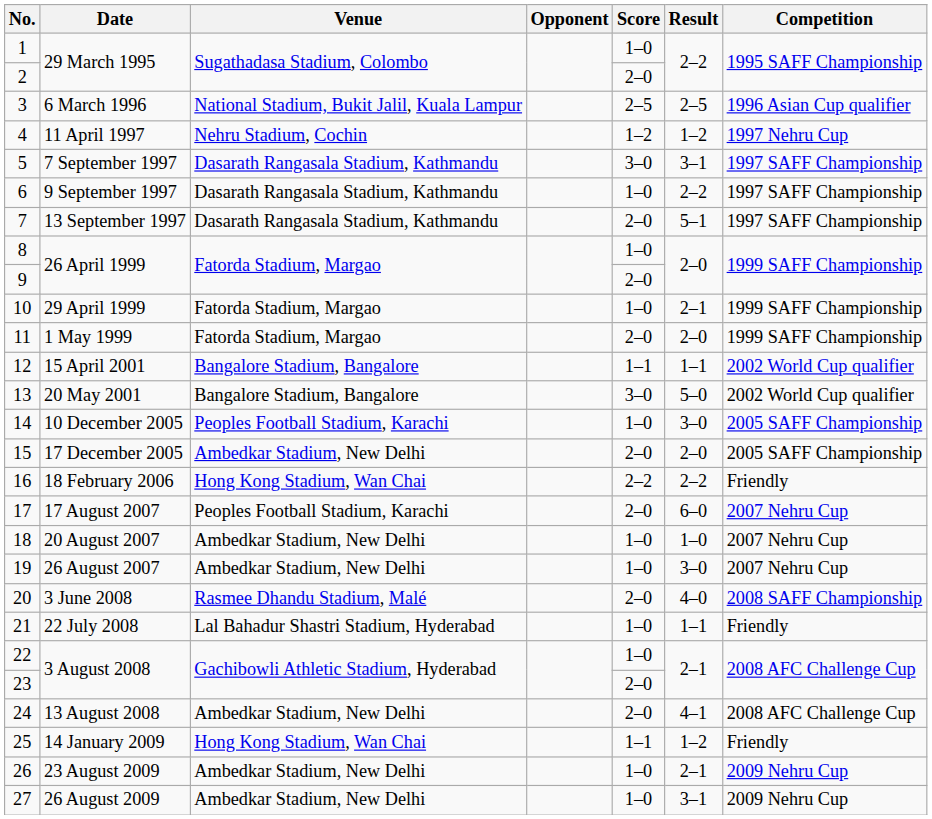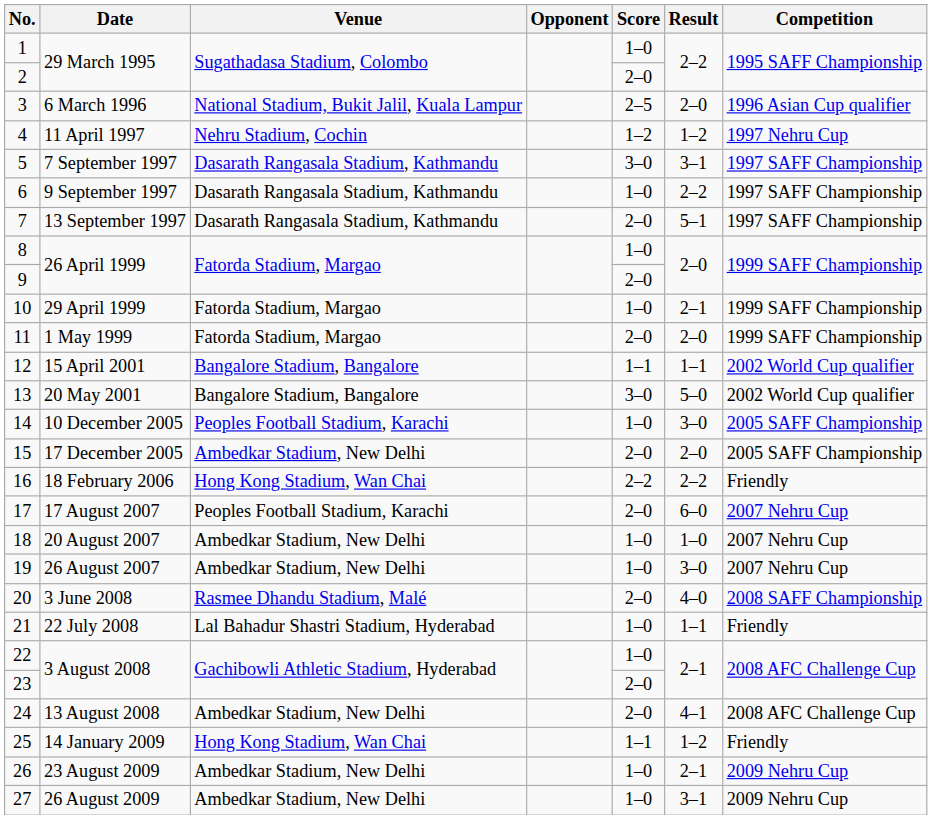(693, 105) 2–5 -> (693, 105) 2–0
